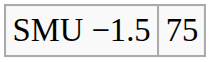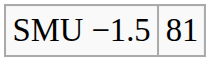(182, 30) 75 -> (182, 30) 81
